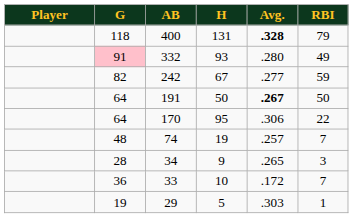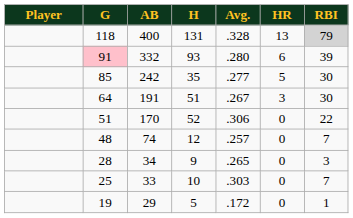+ column: (282, 14)
(272, 35) bold -> (238, 35) normal
(323, 35) no background -> (326, 35) lightgrey background
(323, 56) 49 -> (326, 56) 39
(120, 77) 82 -> (105, 77) 85
(221, 77) 67 -> (194, 77) 35
(323, 77) 59 -> (326, 77) 30
(221, 98) 50 -> (194, 98) 51
(272, 98) bold -> (238, 98) normal
(323, 98) 50 -> (326, 98) 30
(120, 118) 64 -> (105, 118) 51
(221, 118) 95 -> (194, 118) 52
(221, 139) 19 -> (194, 139) 12
(120, 181) 36 -> (105, 181) 25
(272, 181) .172 -> (238, 181) .303
(272, 202) .303 -> (238, 202) .172
